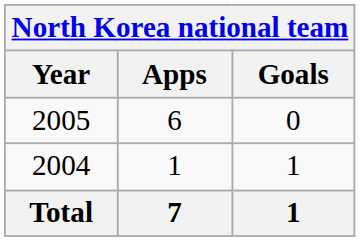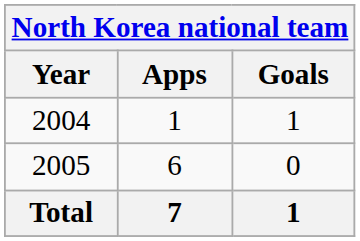rows swapped: (61, 166) <-> (61, 119)
